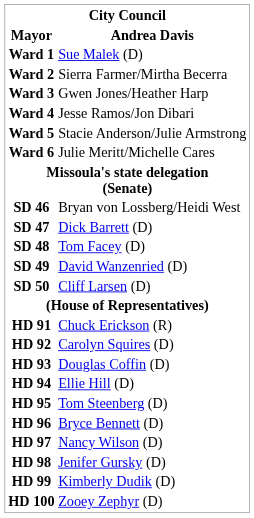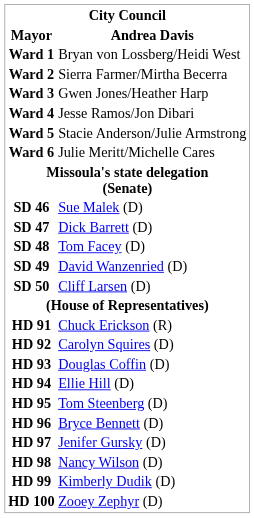(100, 54) Sue Malek (D) -> (149, 54) Bryan von Lossberg/Heidi West
(149, 207) Bryan von Lossberg/Heidi West -> (100, 207) Sue Malek (D)
(110, 442) Nancy Wilson (D) -> (112, 442) Jenifer Gursky (D)
(112, 462) Jenifer Gursky (D) -> (110, 462) Nancy Wilson (D)
